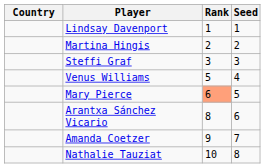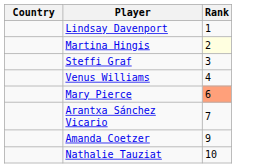- column: (246, 13)
(208, 45) no background -> (208, 45) lightyellow background
(208, 78) 5 -> (208, 78) 4
(208, 116) 8 -> (208, 116) 7
